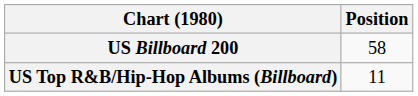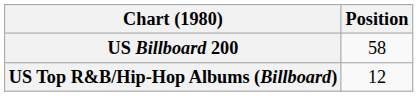(377, 76) 11 -> (377, 76) 12
